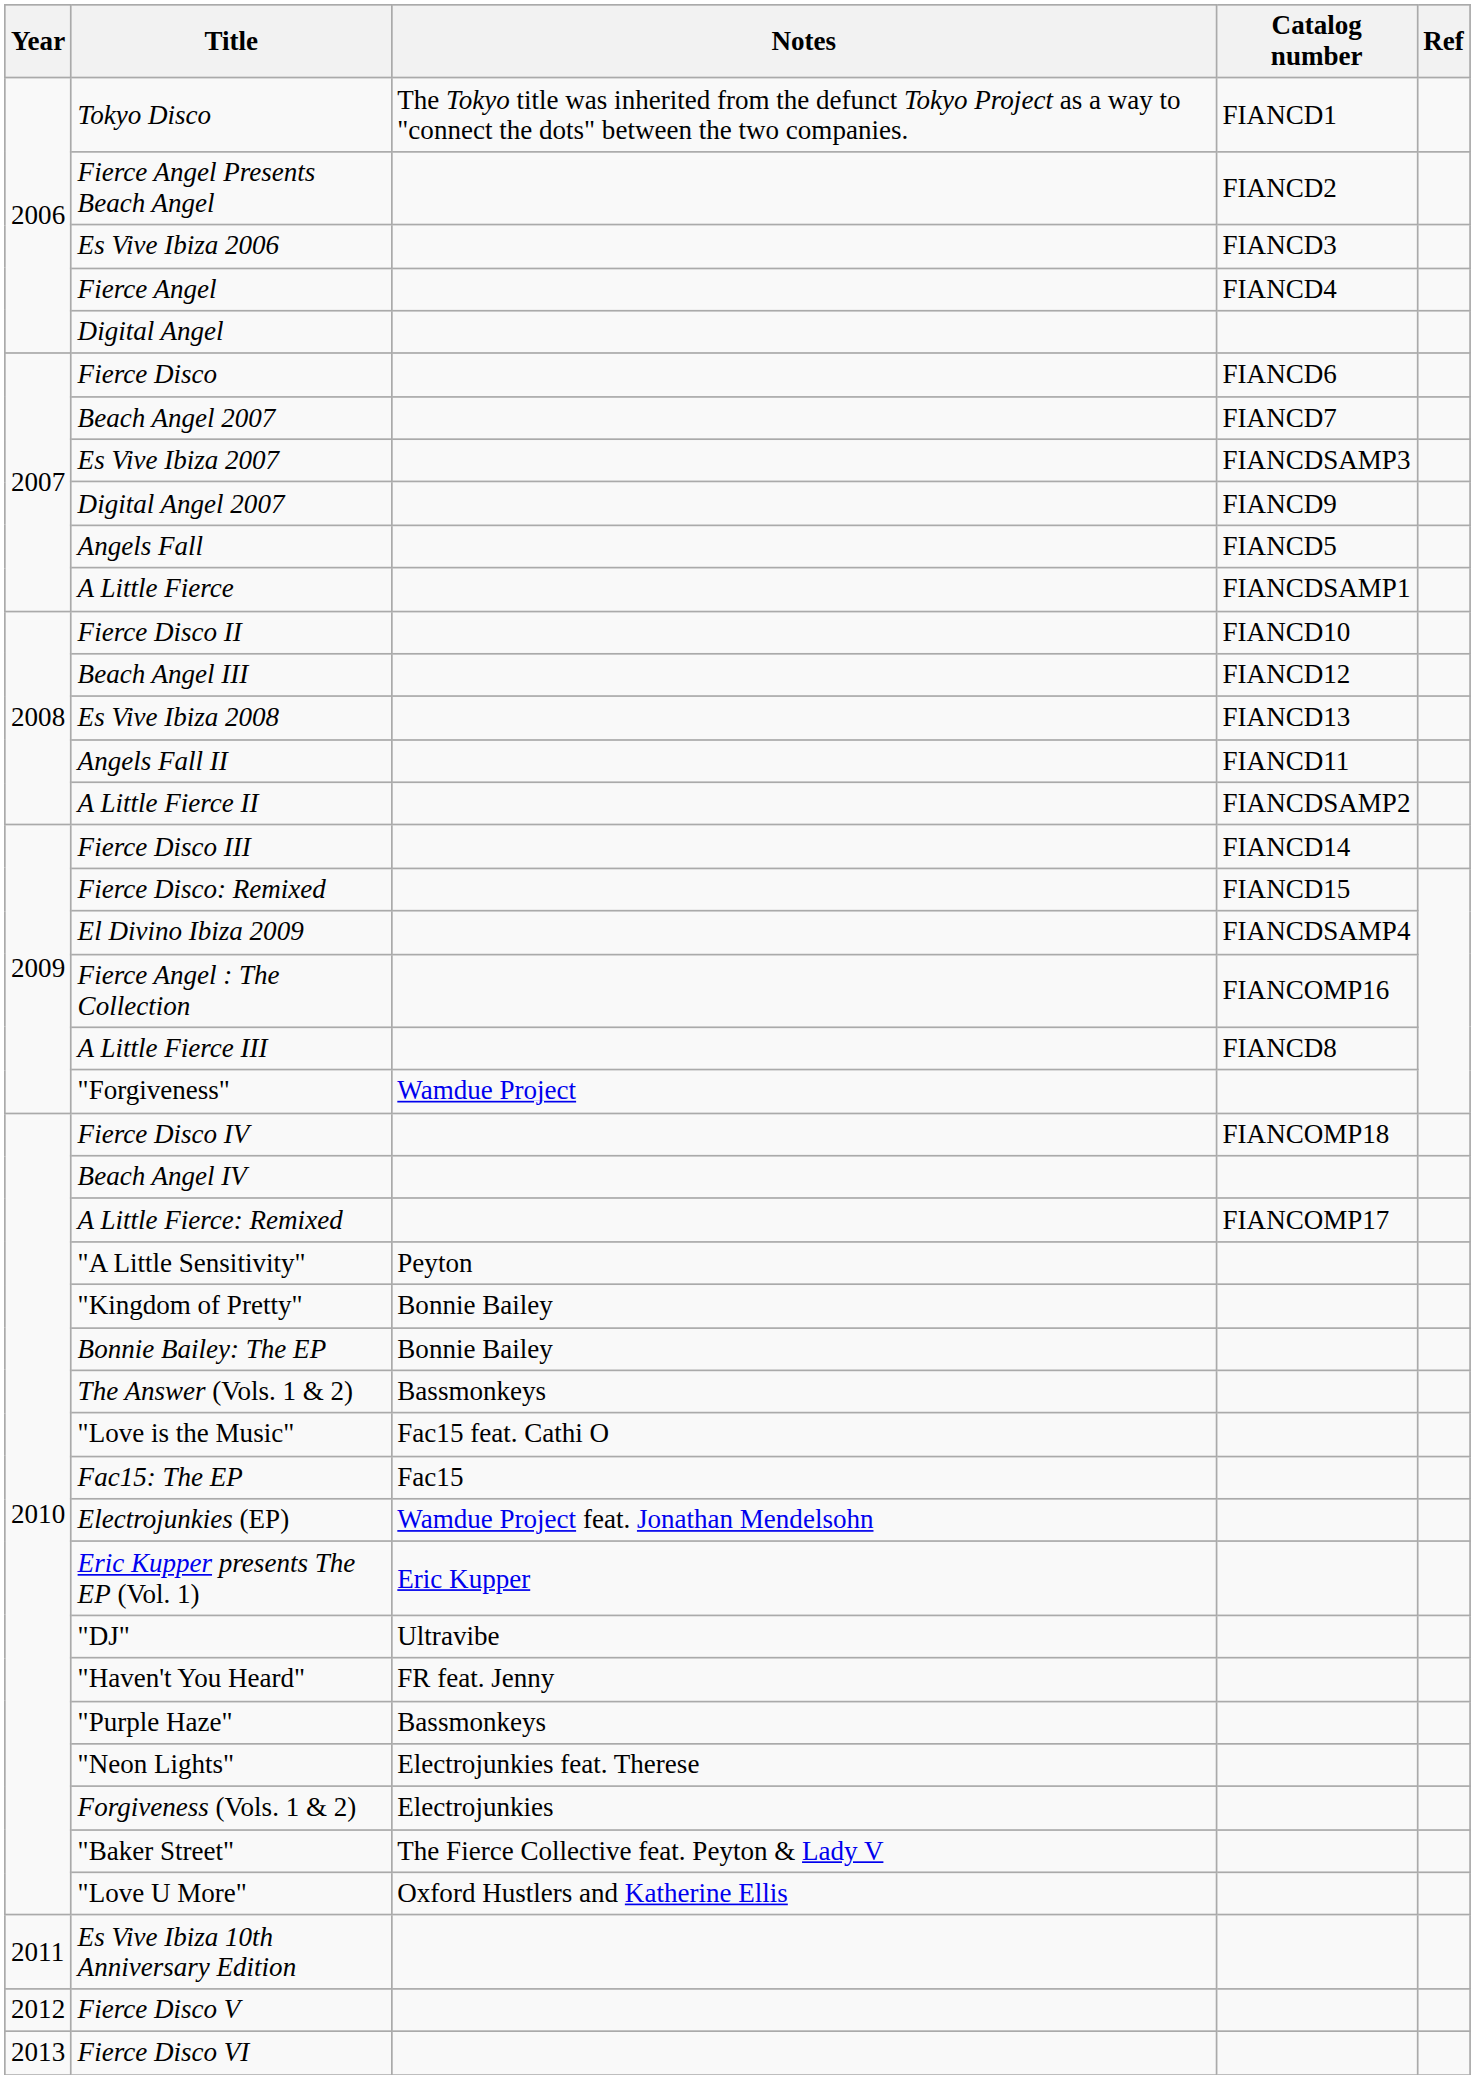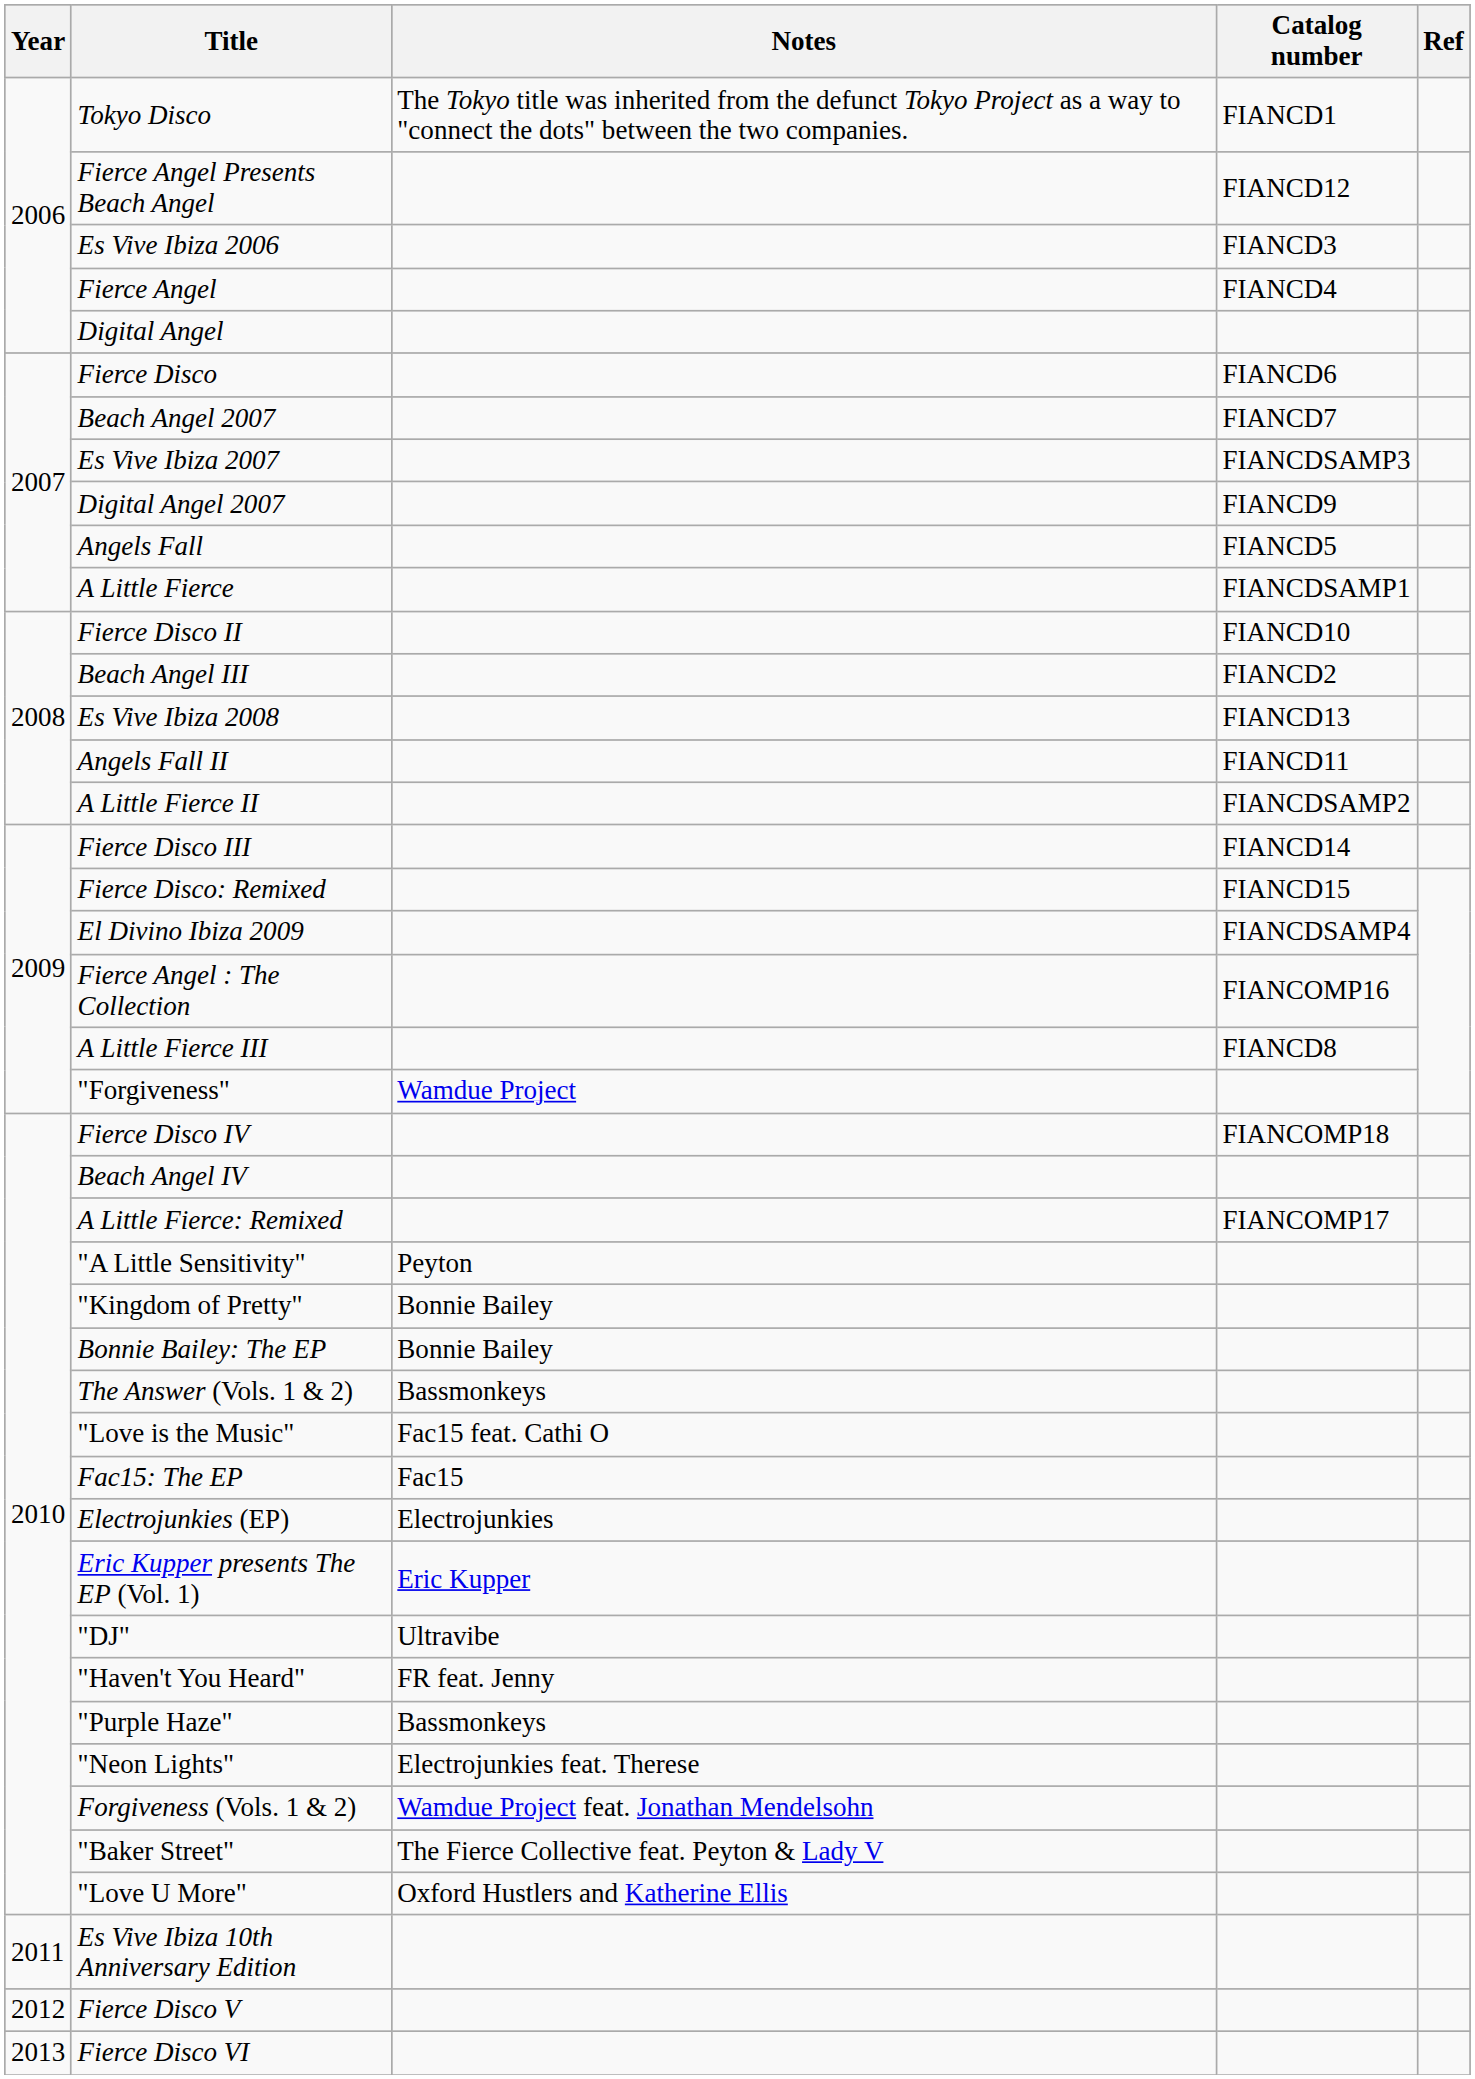(1280, 187) FIANCD2 -> (1286, 187) FIANCD12
(1286, 674) FIANCD12 -> (1280, 674) FIANCD2
(635, 1519) Wamdue Project feat. Jonathan Mendelsohn -> (475, 1519) Electrojunkies
(475, 1807) Electrojunkies -> (635, 1807) Wamdue Project feat. Jonathan Mendelsohn
